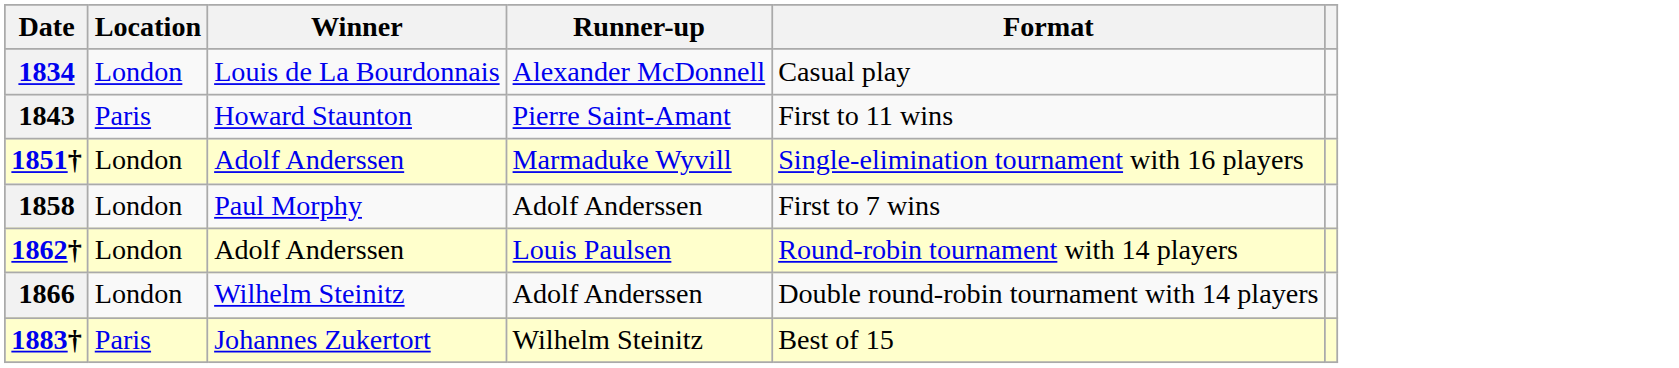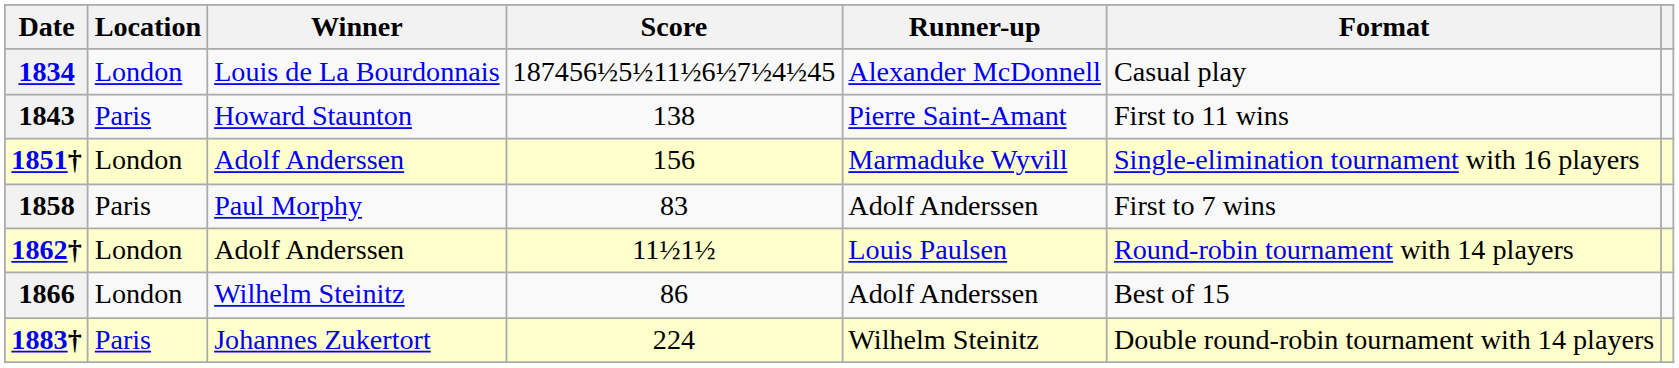+ column: (674, 26)
(139, 205) London -> (123, 205) Paris
(1048, 294) Double round-robin tournament with 14 players -> (1172, 294) Best of 15
(836, 339) Best of 15 -> (1384, 339) Double round-robin tournament with 14 players
